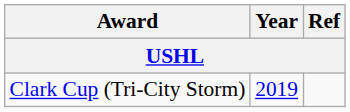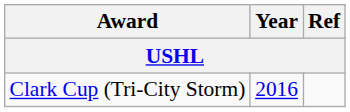(277, 89) 2019 -> (277, 89) 2016
